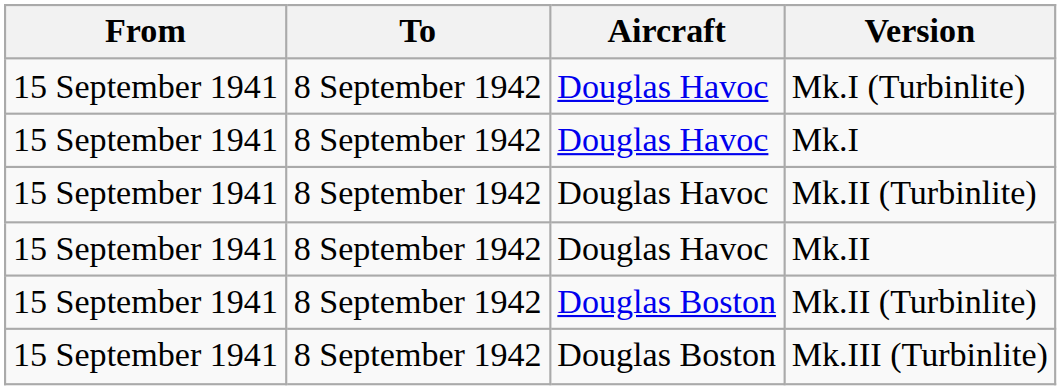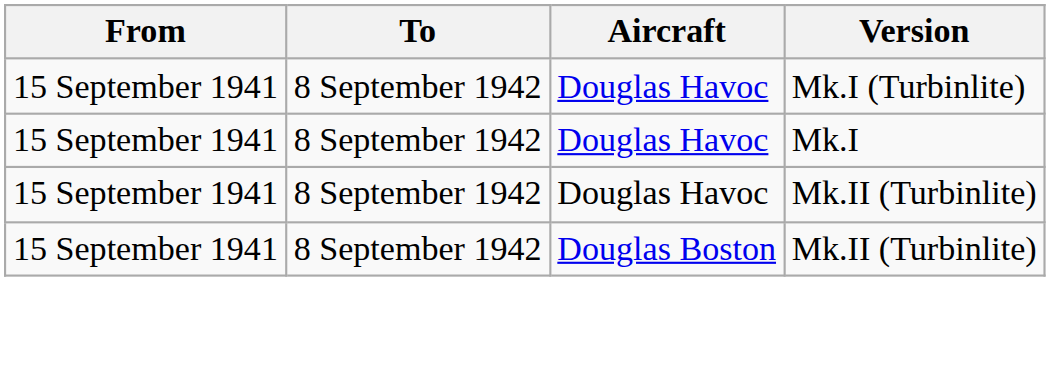- row: (663, 247)
- row: (667, 355)
